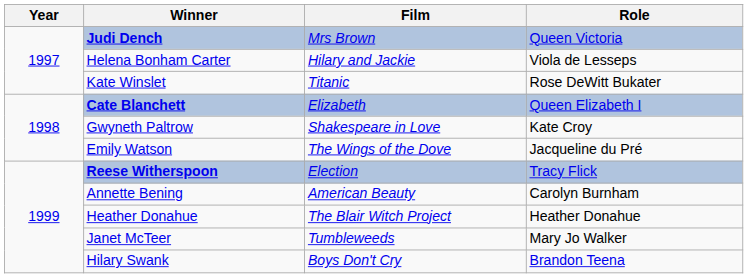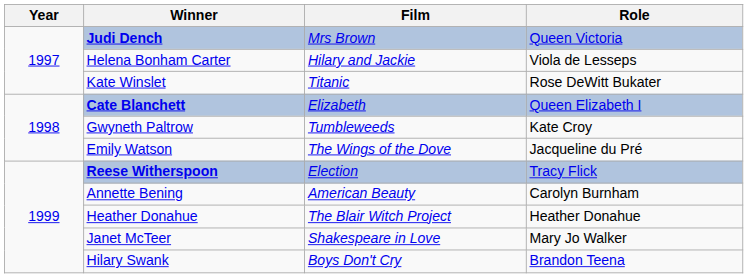(374, 127) Shakespeare in Love -> (351, 127) Tumbleweeds
(351, 238) Tumbleweeds -> (374, 238) Shakespeare in Love
